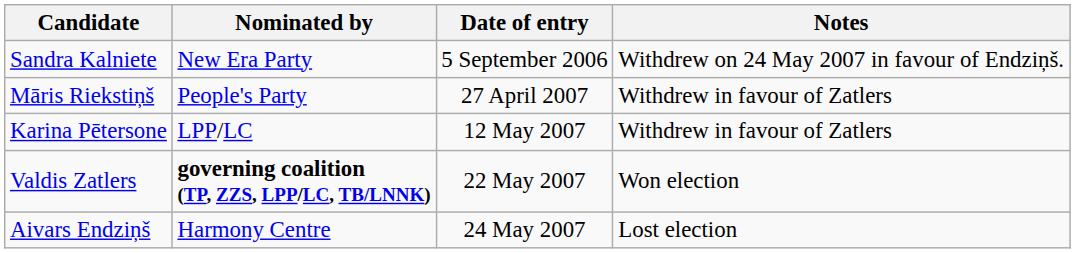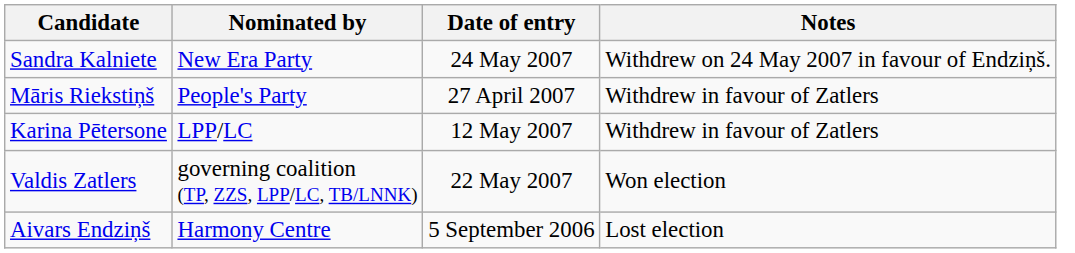(525, 58) 5 September 2006 -> (511, 58) 24 May 2007
(304, 180) bold -> (298, 180) normal
(525, 229) 24 May 2007 -> (511, 229) 5 September 2006
